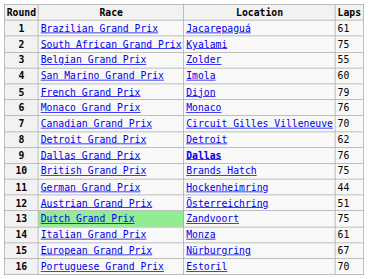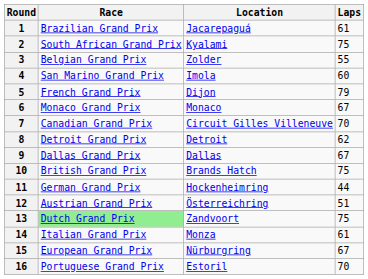(343, 108) 76 -> (343, 108) 67
(204, 155) bold -> (204, 155) normal
(343, 155) 76 -> (343, 155) 67
